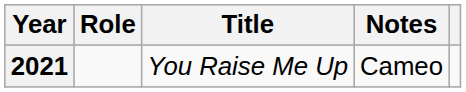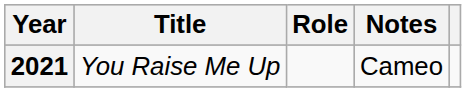columns swapped: (248, 24) <-> (108, 24)
